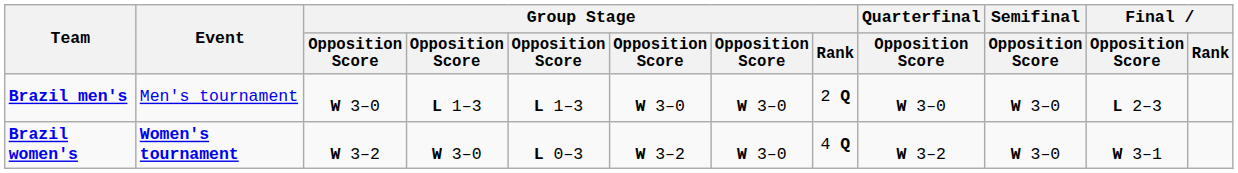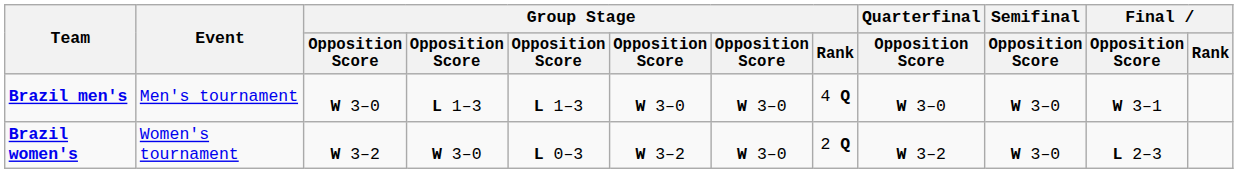(835, 97) 2 Q -> (835, 97) 4 Q
(1137, 107) L 2–3 -> (1137, 107) W 3–1
(189, 145) bold -> (189, 145) normal
(835, 145) 4 Q -> (835, 145) 2 Q
(1137, 155) W 3–1 -> (1137, 155) L 2–3
